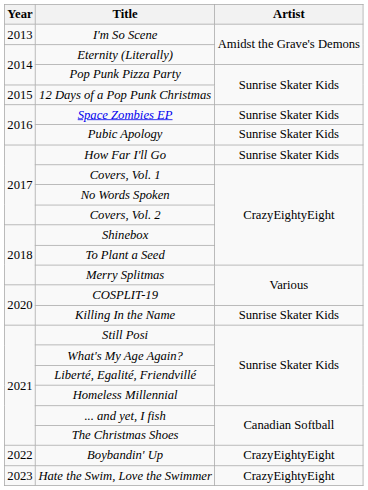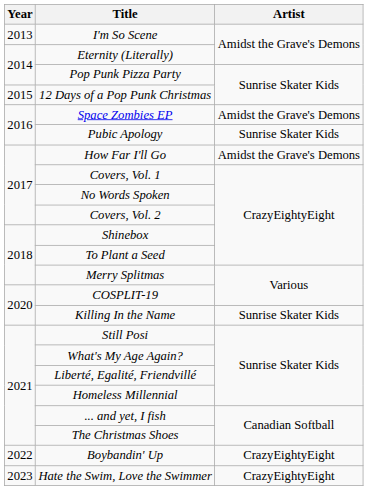(289, 114) Sunrise Skater Kids -> (289, 114) Amidst the Grave's Demons
(289, 154) Sunrise Skater Kids -> (289, 154) Amidst the Grave's Demons
